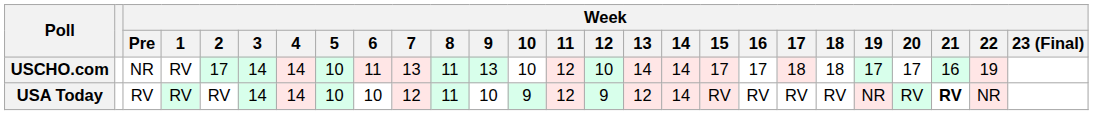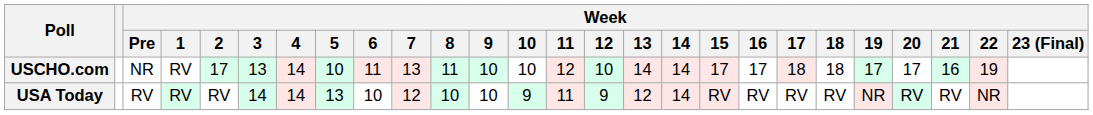(257, 69) 14 -> (257, 69) 13
(488, 69) 13 -> (488, 69) 10
(334, 95) 10 -> (334, 95) 13
(450, 95) 11 -> (450, 95) 10
(565, 95) 12 -> (565, 95) 11
(950, 95) bold -> (950, 95) normal
